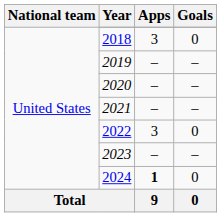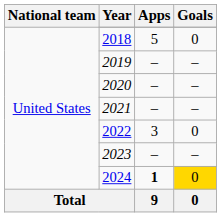(154, 39) 3 -> (154, 39) 5
(195, 177) no background -> (195, 177) gold background
